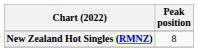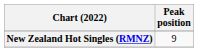(174, 39) 8 -> (174, 39) 9
